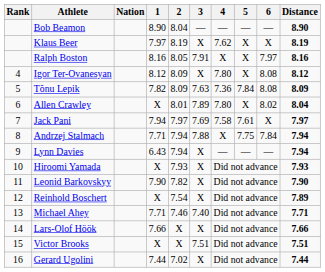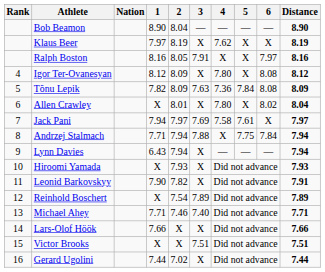(201, 105) 7.89 -> (201, 105) X
(300, 182) 7.90 -> (300, 182) 7.91
(201, 197) X -> (201, 197) 7.89
